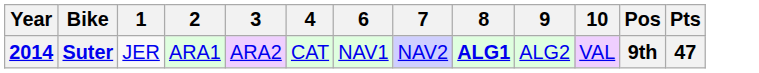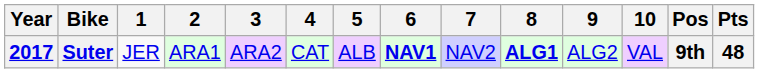+ column: (357, 20)
(31, 51) 2014 -> (31, 51) 2017
(363, 51) normal -> (411, 51) bold
(685, 51) 47 -> (733, 51) 48
